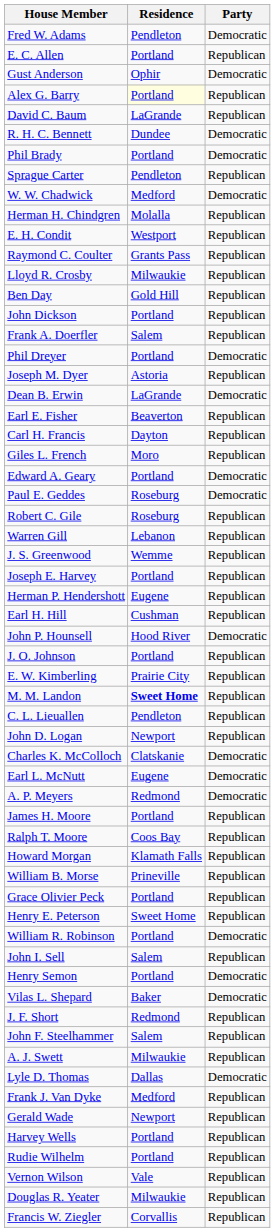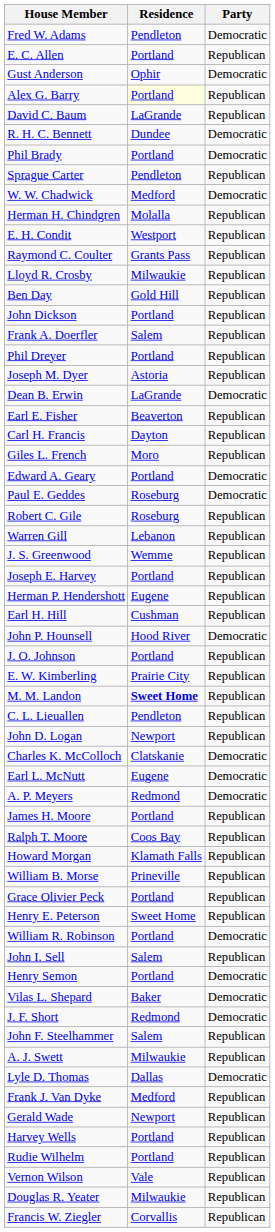(237, 355) Democratic -> (237, 355) Republican
(237, 1016) Republican -> (237, 1016) Democratic
